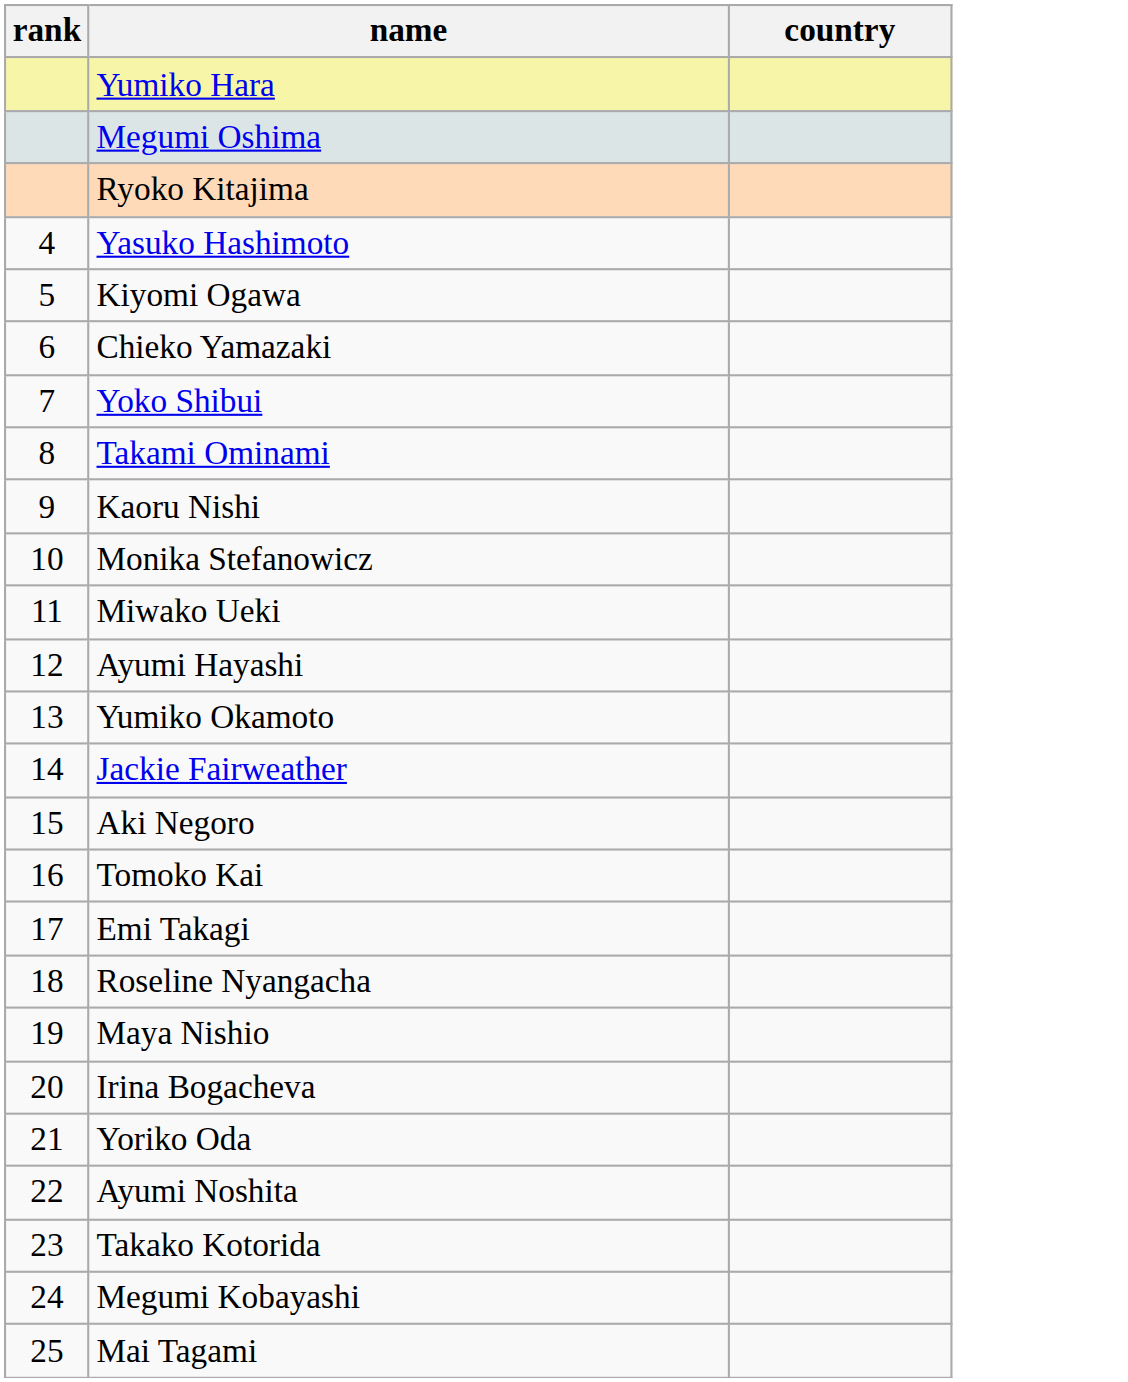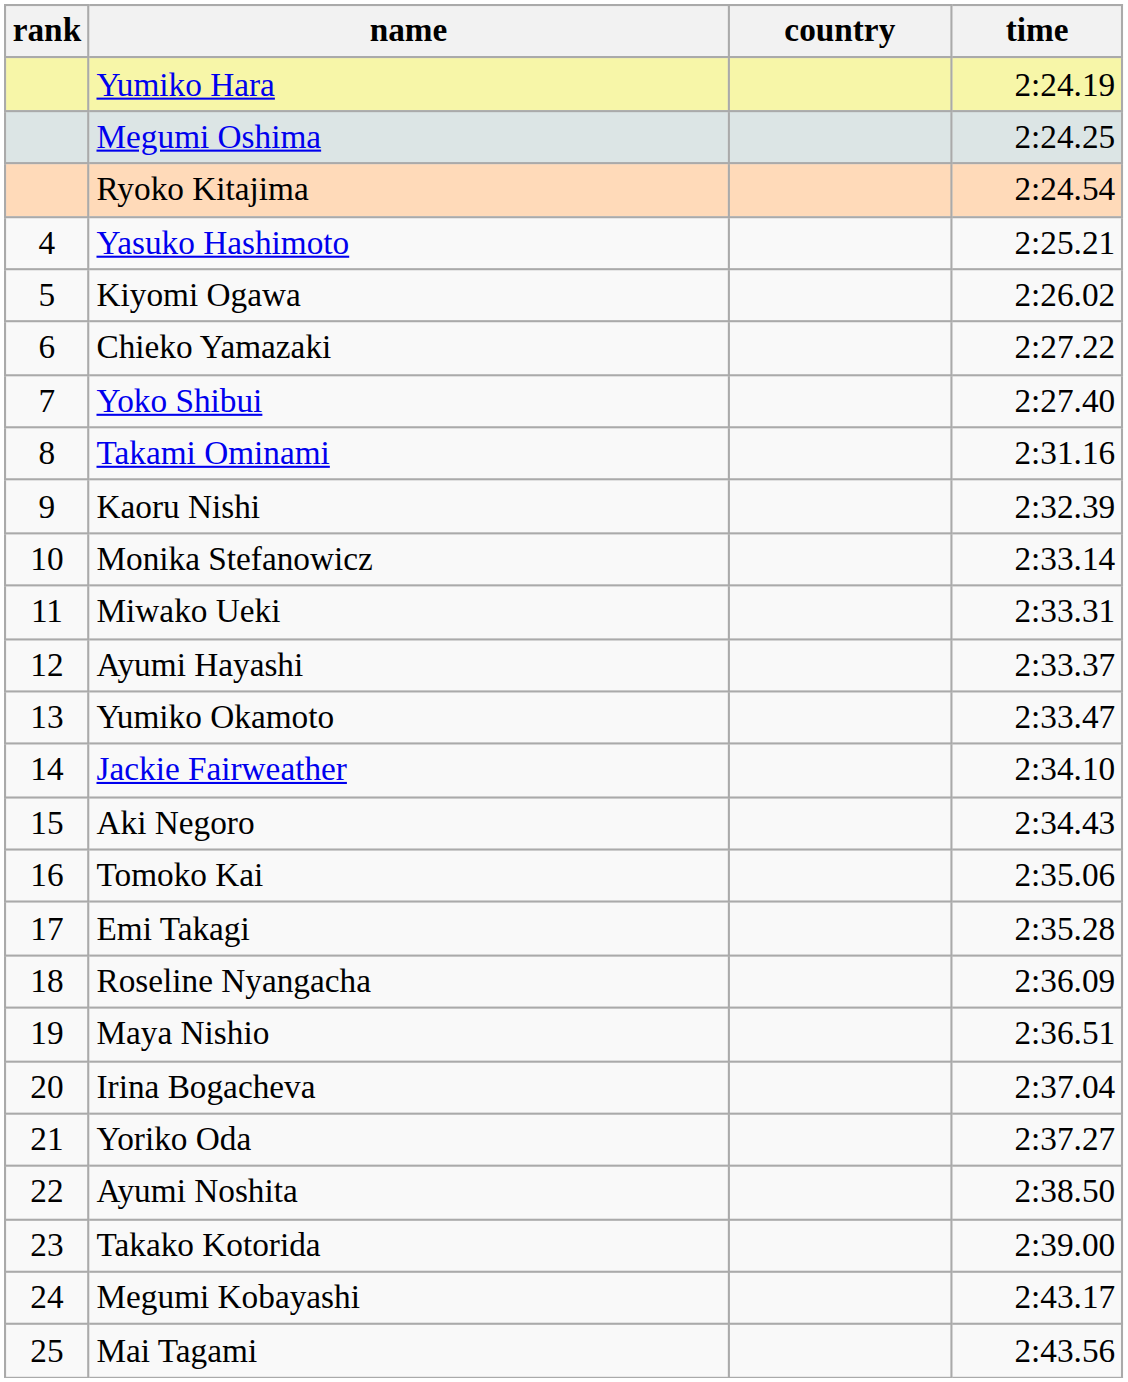+ column: (1037, 30)
